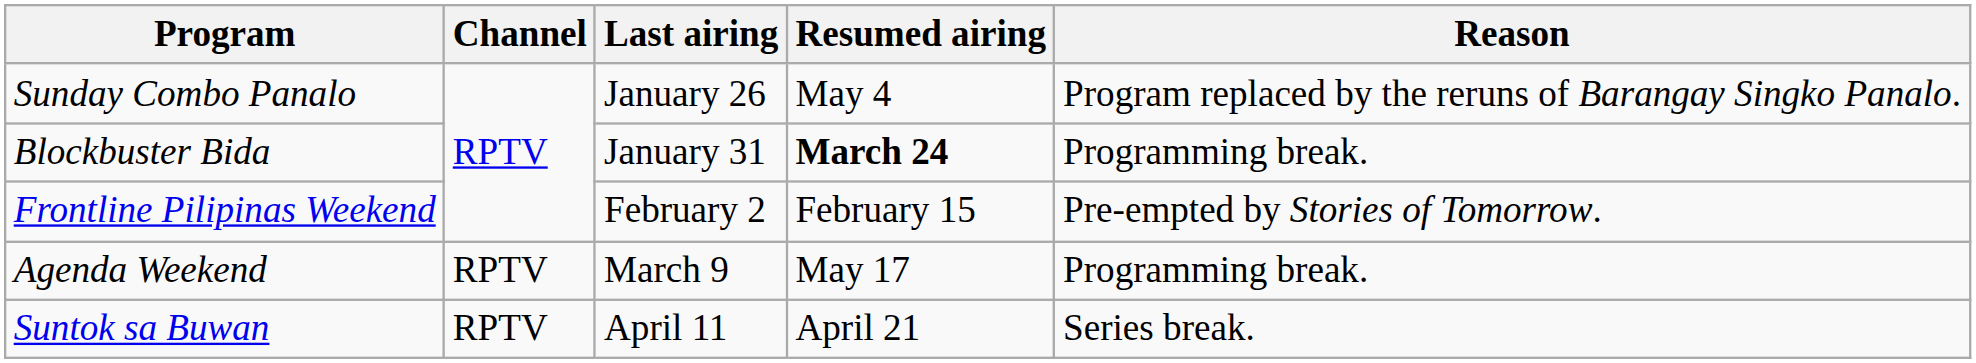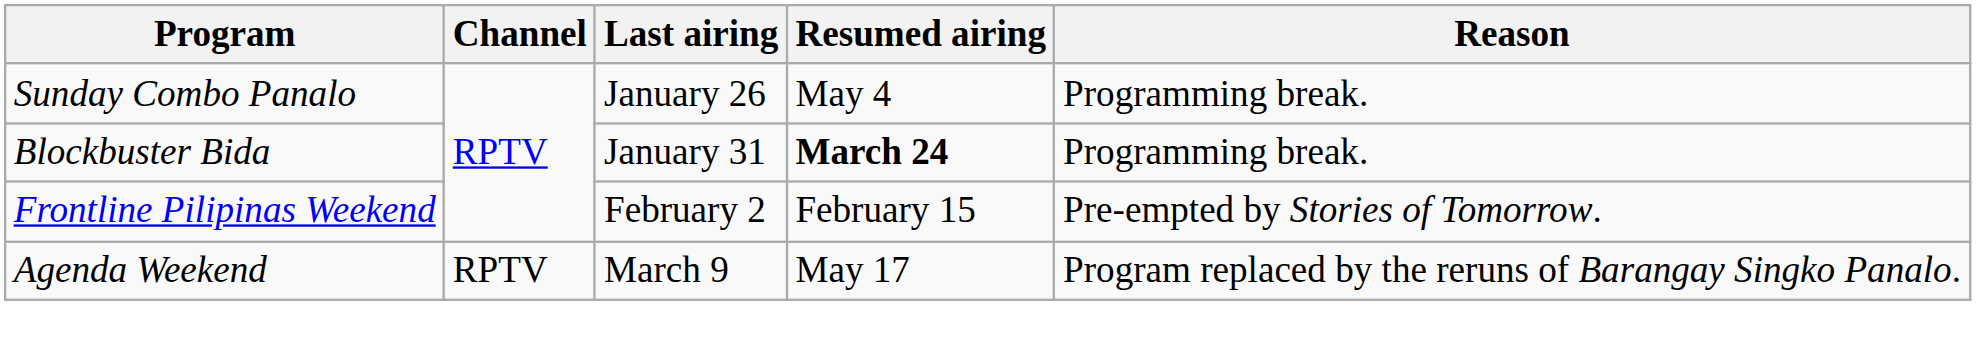(1512, 92) Program replaced by the reruns of Barangay Singko Panalo. -> (1216, 92) Programming break.
(1216, 269) Programming break. -> (1512, 269) Program replaced by the reruns of Barangay Singko Panalo.
- row: (142, 328)
